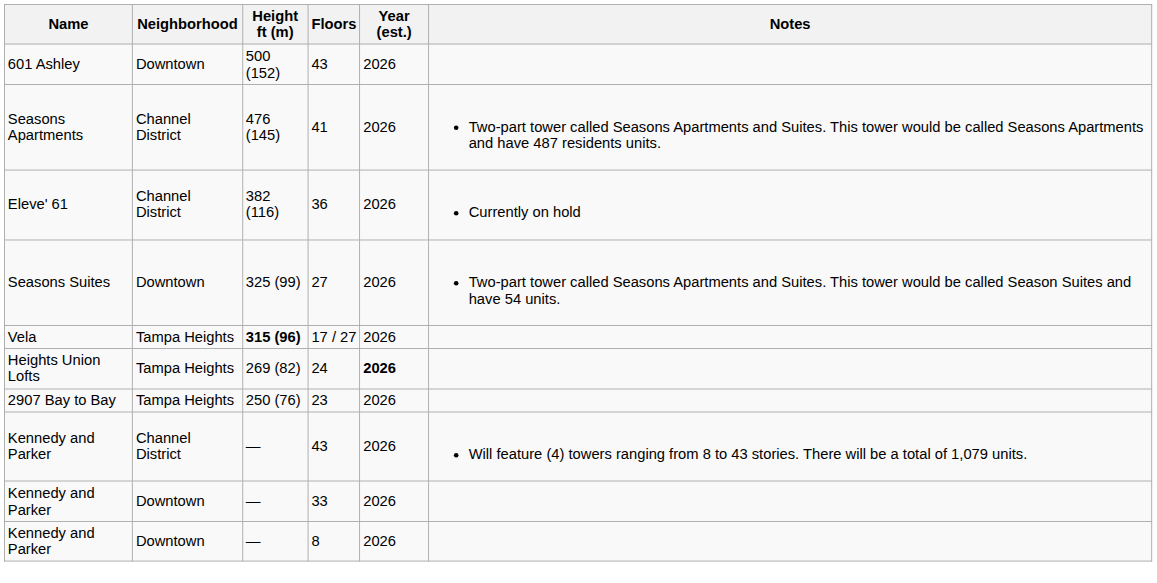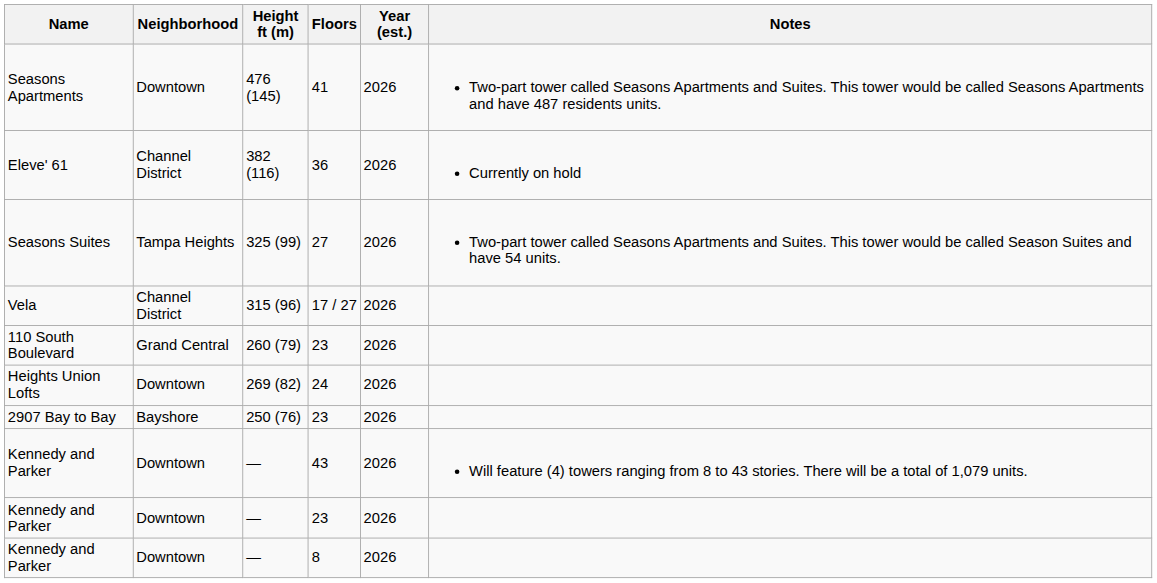- row: (44, 64)
(163, 127) Channel District -> (171, 87) Downtown
(170, 282) Downtown -> (185, 242) Tampa Heights
(185, 337) Tampa Heights -> (164, 305) Channel District
(273, 337) bold -> (274, 305) normal
+ row: (41, 345)
(185, 368) Tampa Heights -> (171, 385) Downtown
(380, 368) bold -> (380, 385) normal
(185, 400) Tampa Heights -> (167, 416) Bayshore
(163, 446) Channel District -> (171, 463) Downtown
- row: (51, 501)
+ row: (51, 517)
